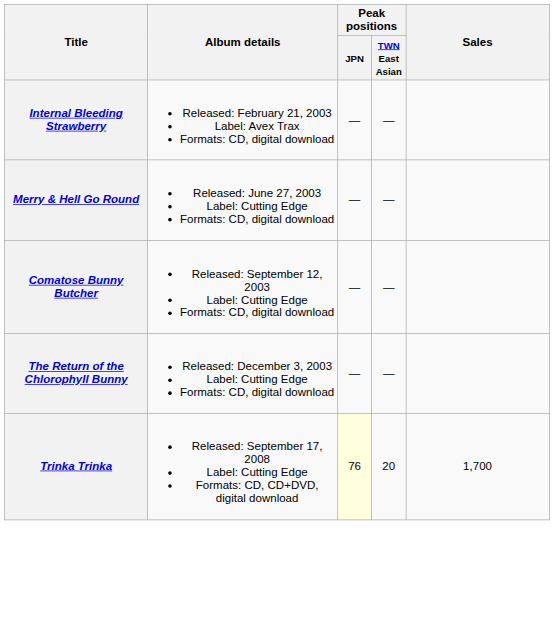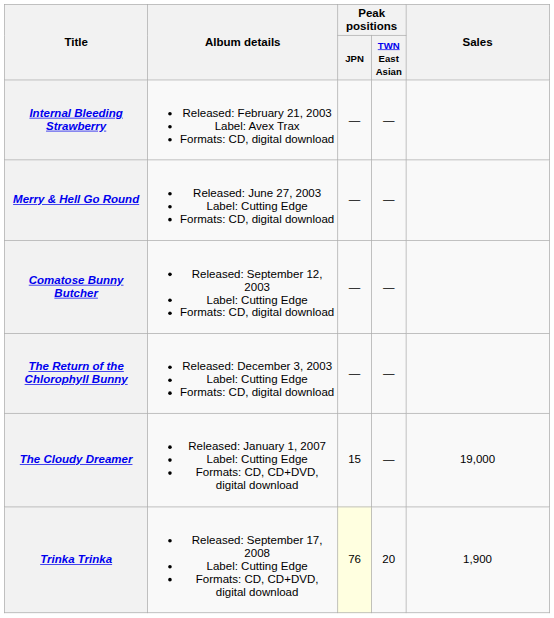+ row: (76, 460)
(478, 466) 1,700 -> (478, 559) 1,900
